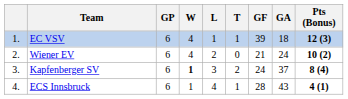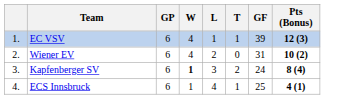- column: (284, 17)
(260, 54) 21 -> (260, 54) 31
(260, 86) 28 -> (260, 86) 25
